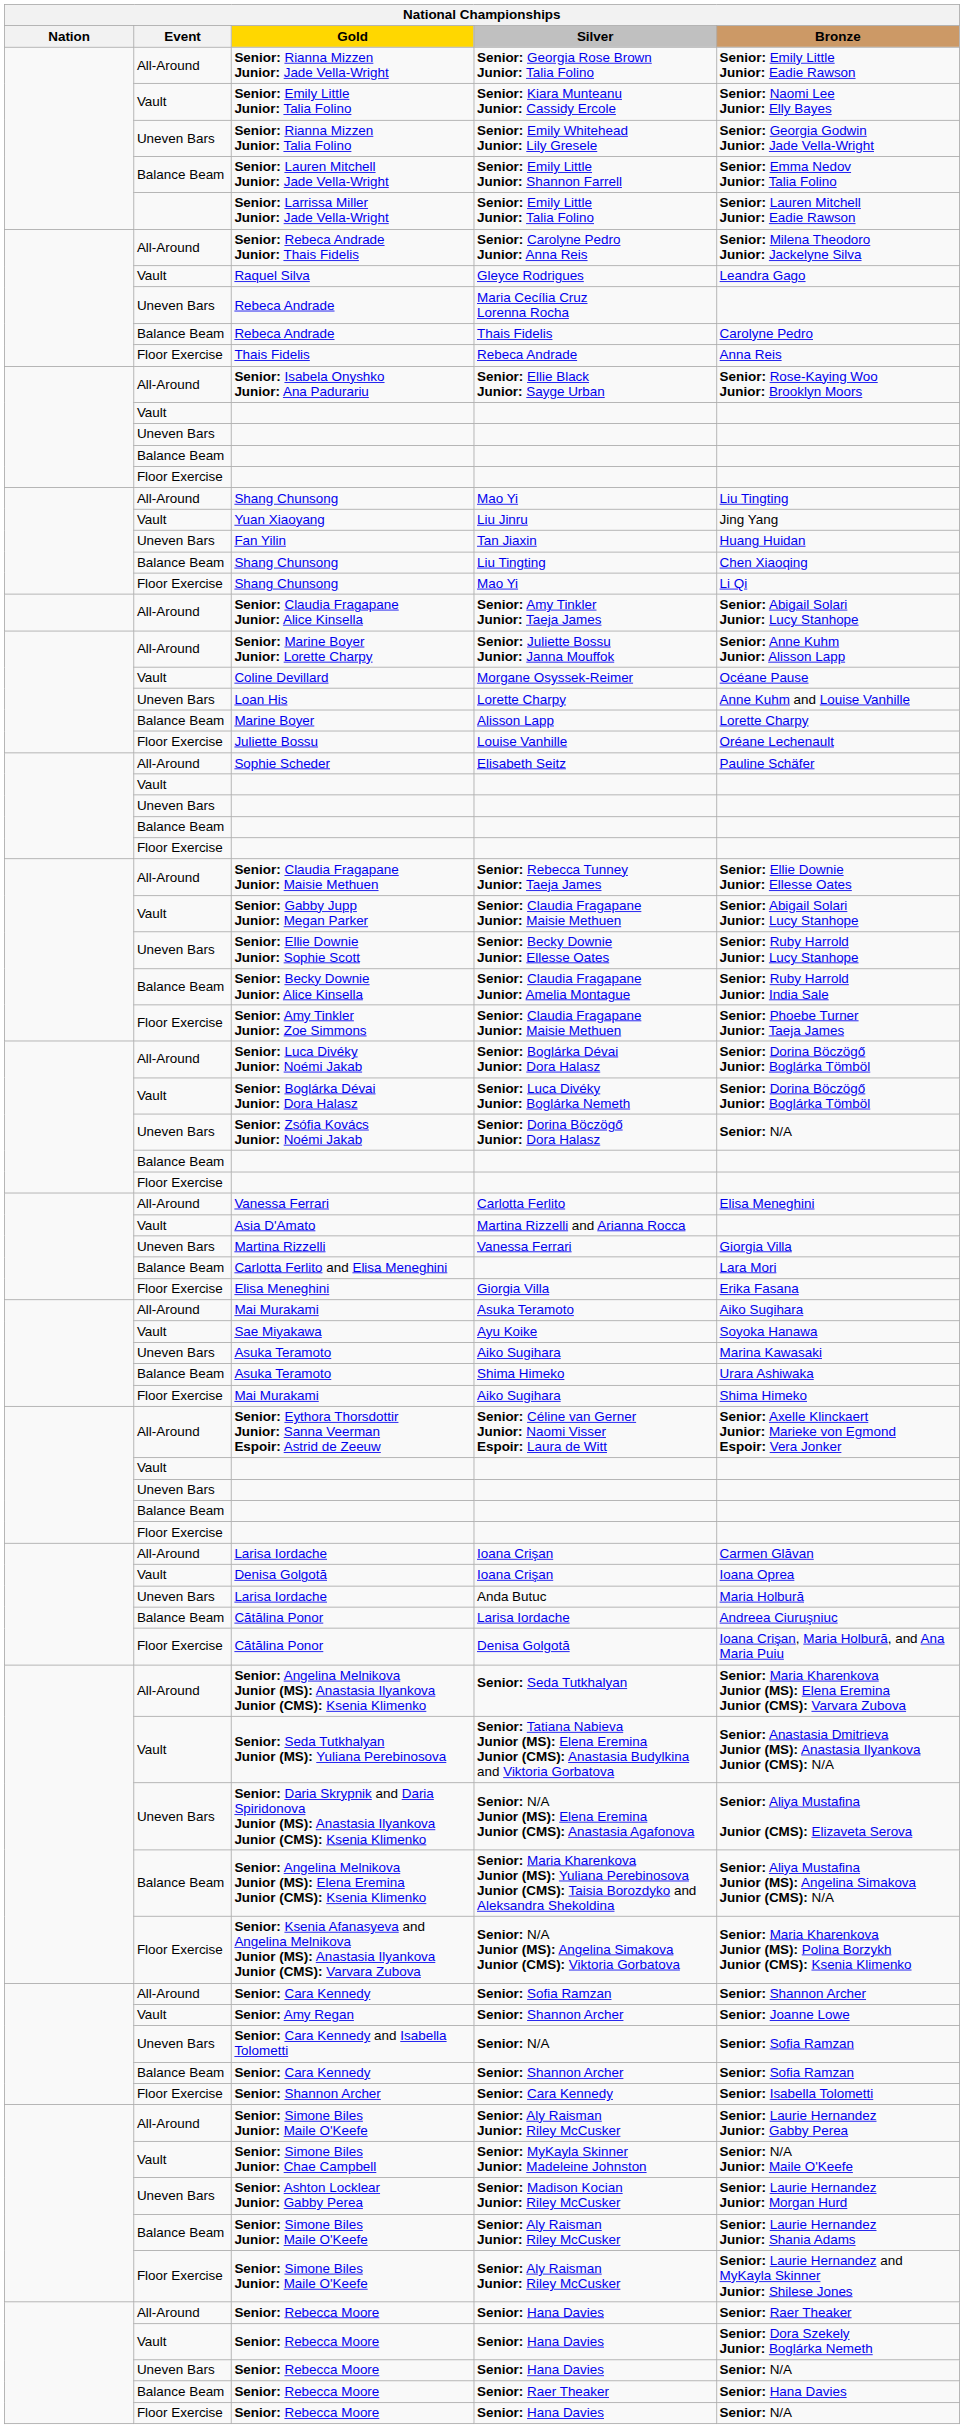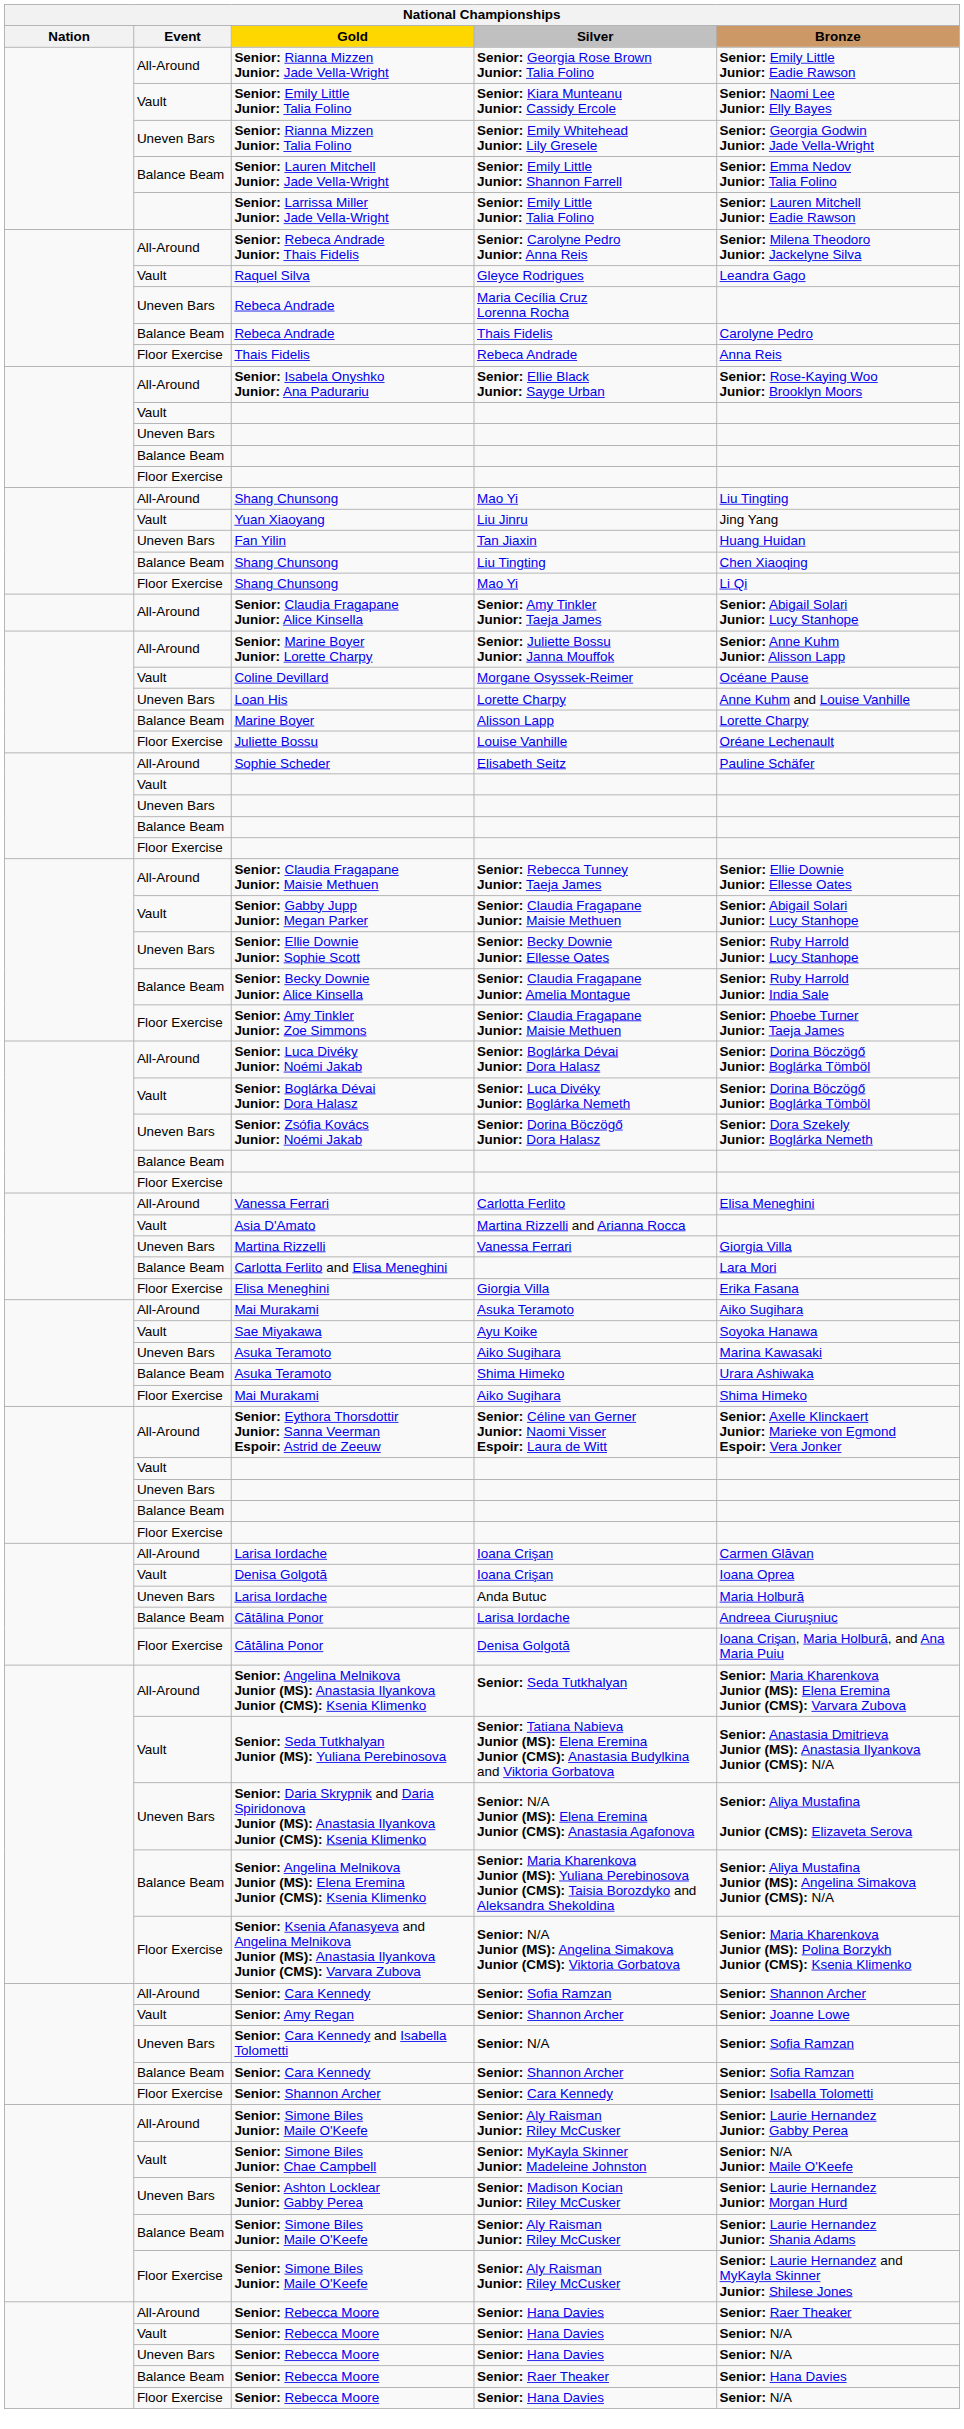(756, 1132) Senior: N/A -> (796, 1132) Senior: Dora Szekely Junior: Boglárka Nemeth
(796, 2341) Senior: Dora Szekely Junior: Boglárka Nemeth -> (756, 2334) Senior: N/A
